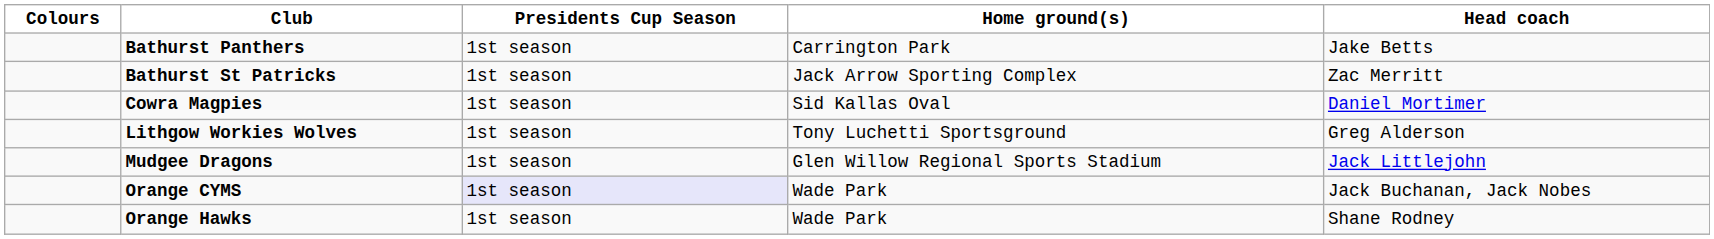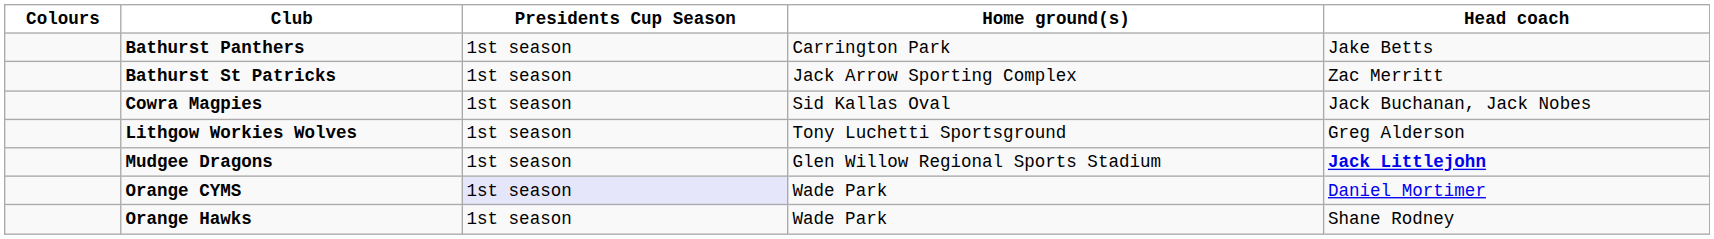(1407, 105) Daniel Mortimer -> (1460, 105) Jack Buchanan, Jack Nobes
(1407, 162) normal -> (1407, 162) bold
(1460, 191) Jack Buchanan, Jack Nobes -> (1407, 191) Daniel Mortimer
